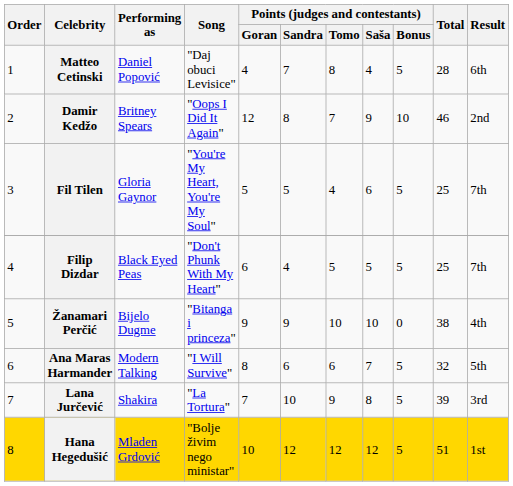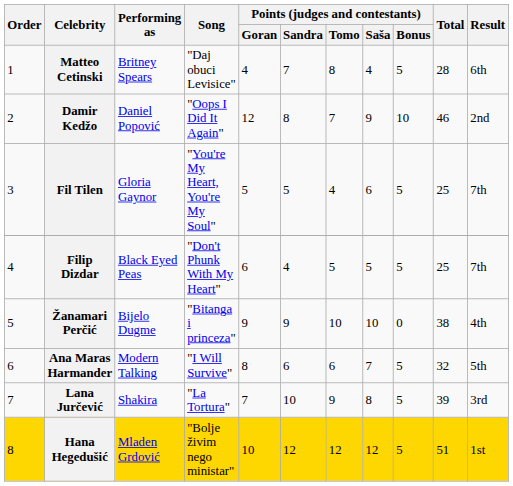(139, 69) Daniel Popović -> (137, 69) Britney Spears
(137, 118) Britney Spears -> (139, 118) Daniel Popović
